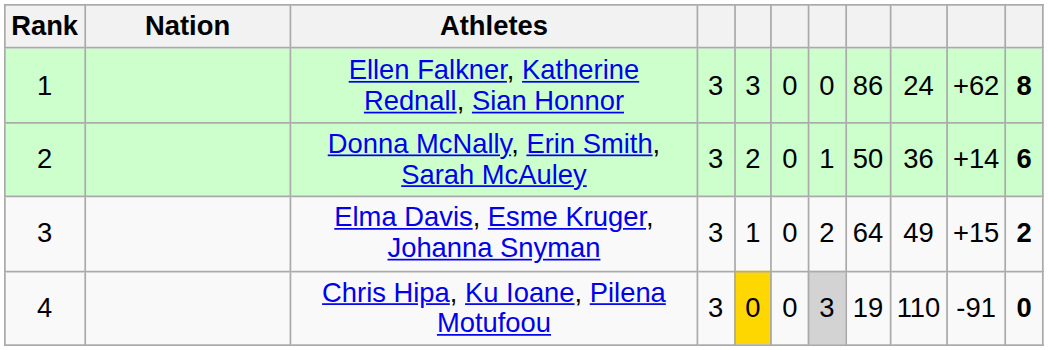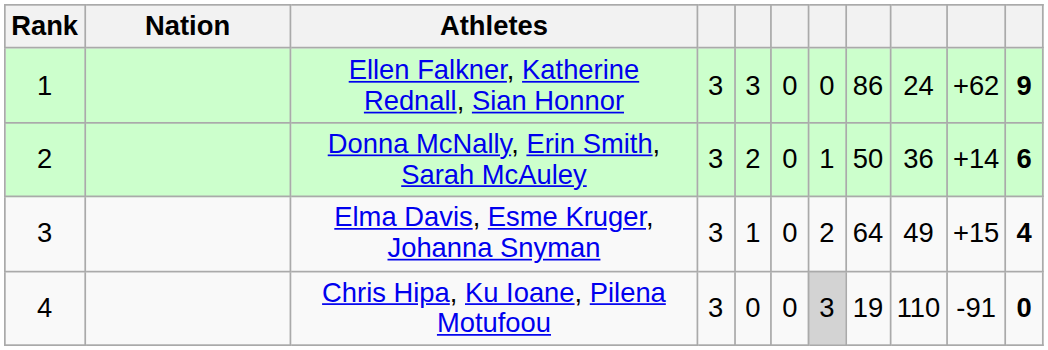(1024, 84) 8 -> (1024, 84) 9
(1024, 233) 2 -> (1024, 233) 4
(753, 307) gold background -> (753, 307) no background
